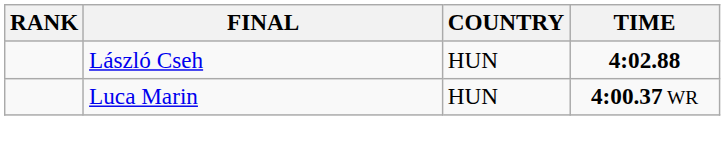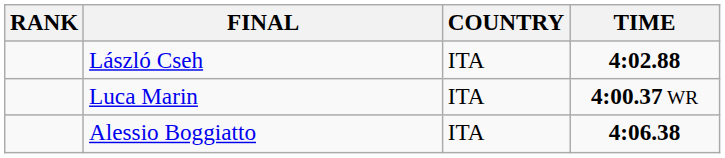(473, 59) HUN -> (466, 59) ITA
(473, 96) HUN -> (466, 96) ITA
+ row: (173, 133)
